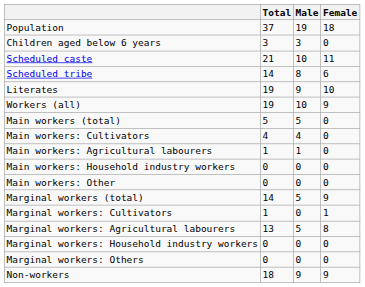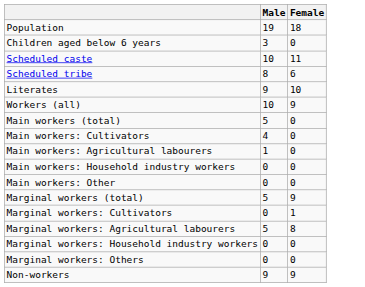- column: (277, 12)
